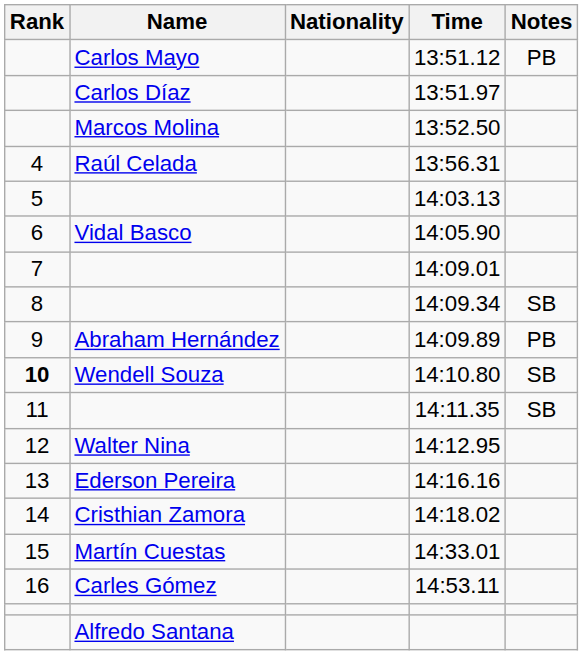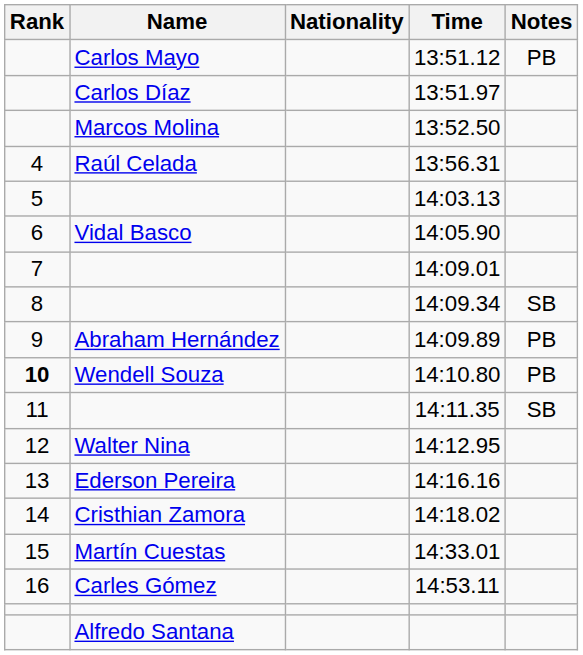(542, 374) SB -> (542, 374) PB
